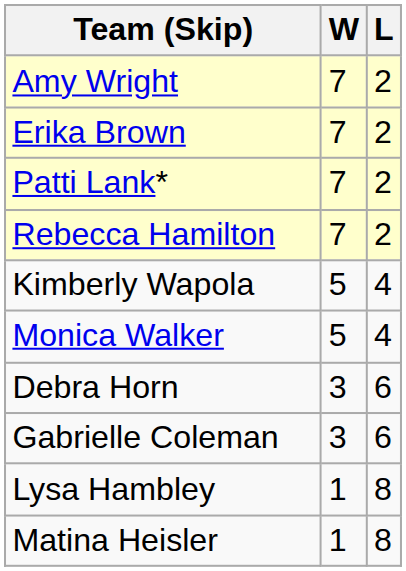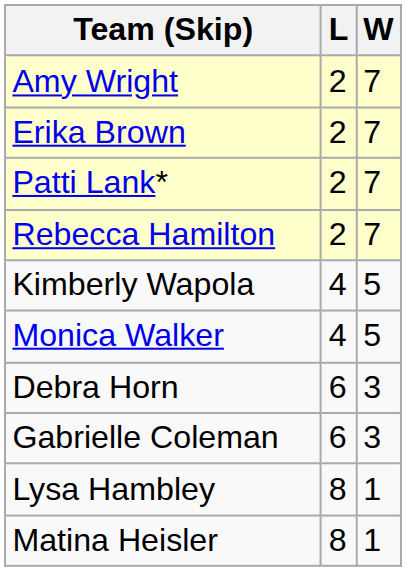columns swapped: (344, 30) <-> (384, 30)
